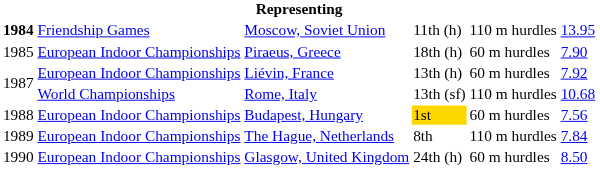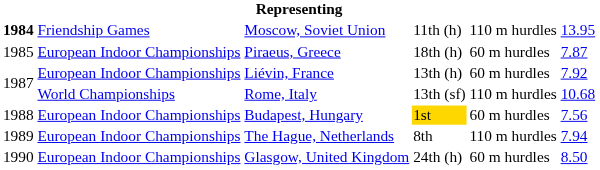(574, 51) 7.90 -> (574, 51) 7.87
(574, 136) 7.84 -> (574, 136) 7.94
